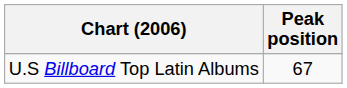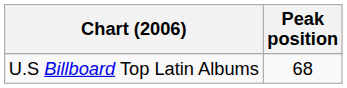(303, 68) 67 -> (303, 68) 68
